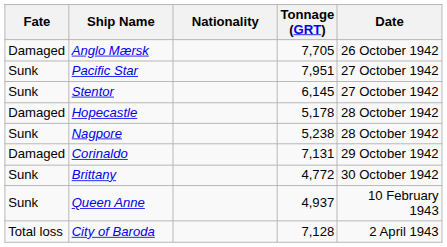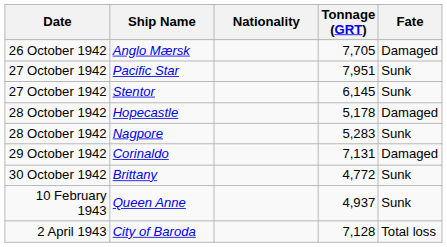columns swapped: (389, 22) <-> (37, 22)
(318, 133) 5,238 -> (359, 133) 5,283
